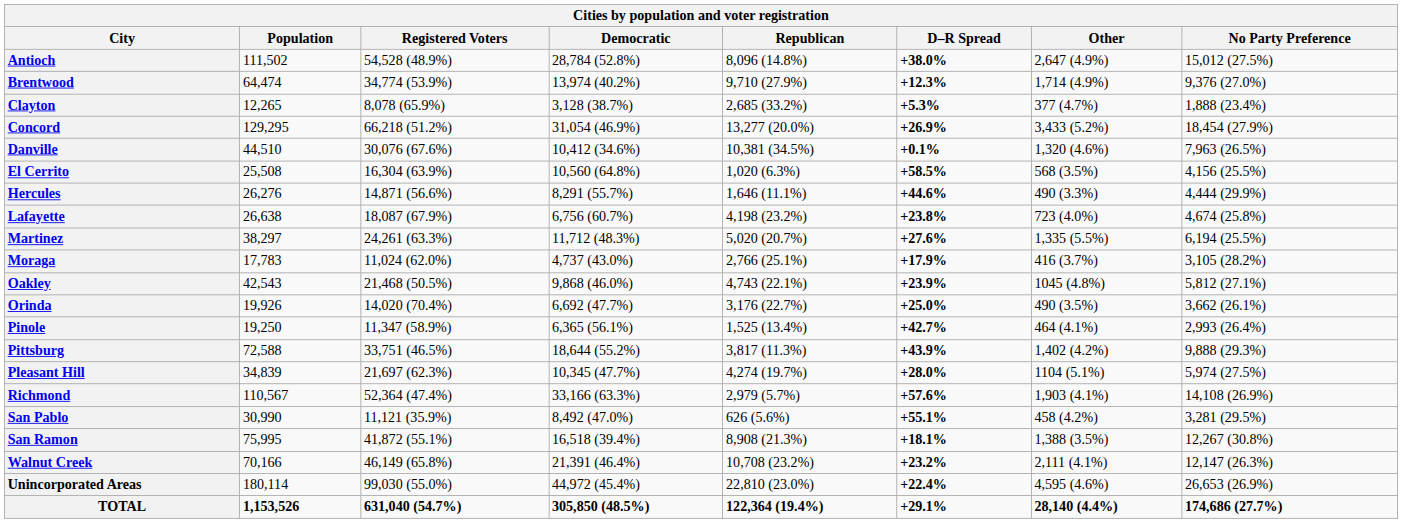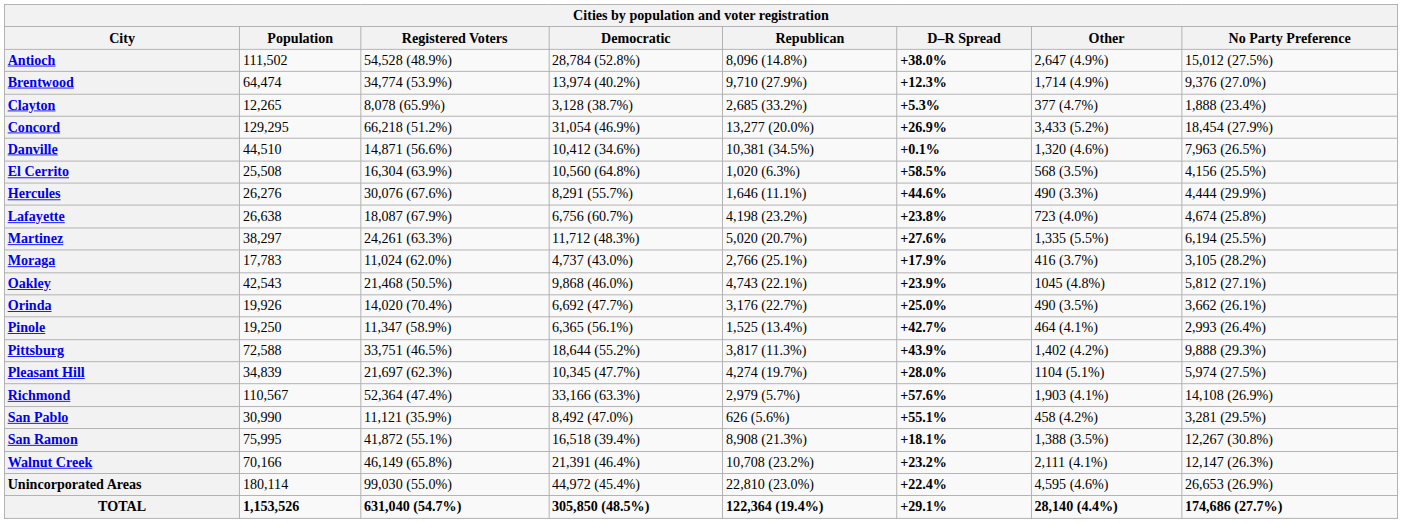(408, 149) 30,076 (67.6%) -> (408, 149) 14,871 (56.6%)
(408, 194) 14,871 (56.6%) -> (408, 194) 30,076 (67.6%)
